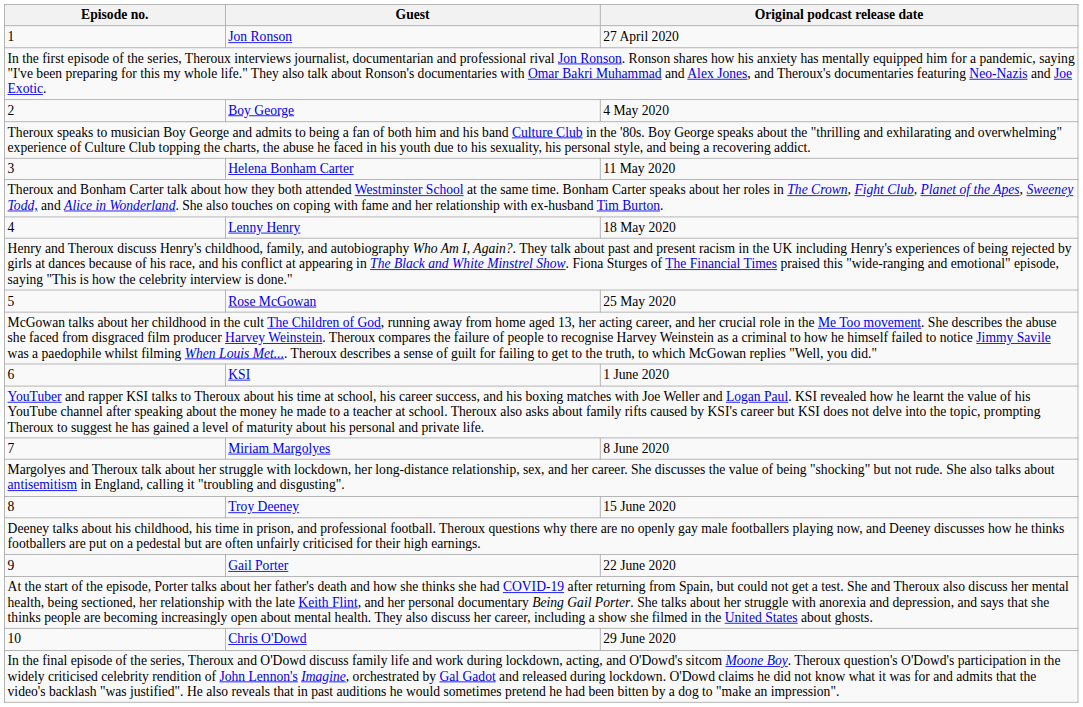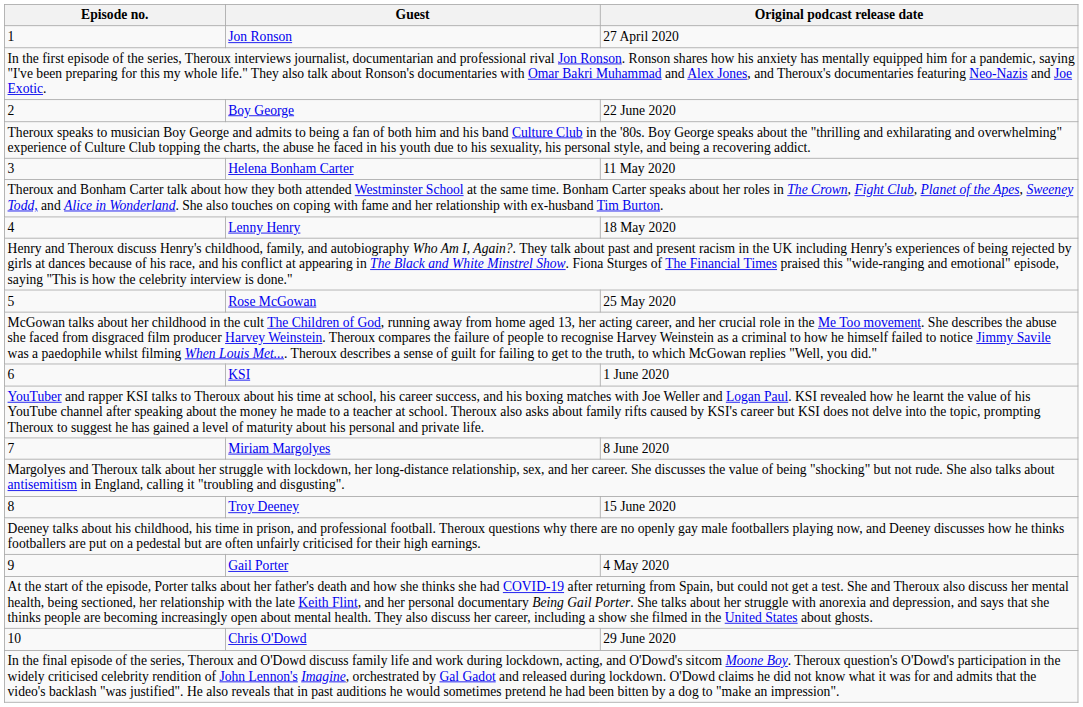(636, 110) 4 May 2020 -> (639, 110) 22 June 2020
(639, 565) 22 June 2020 -> (636, 565) 4 May 2020
